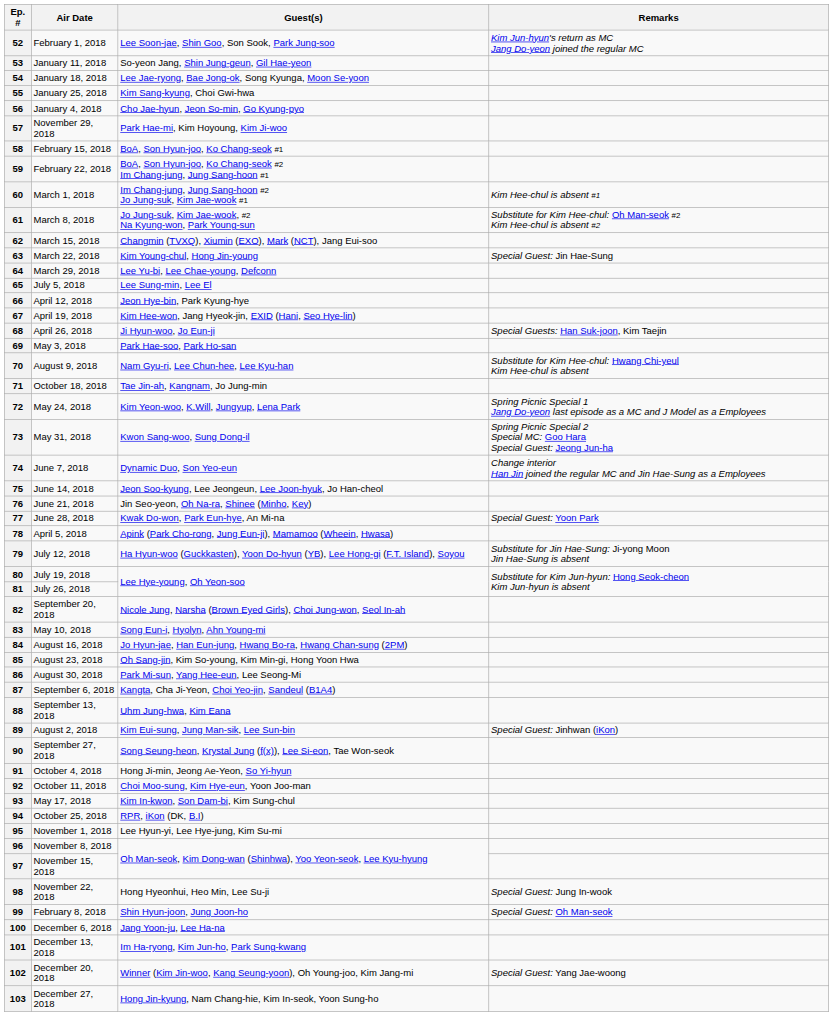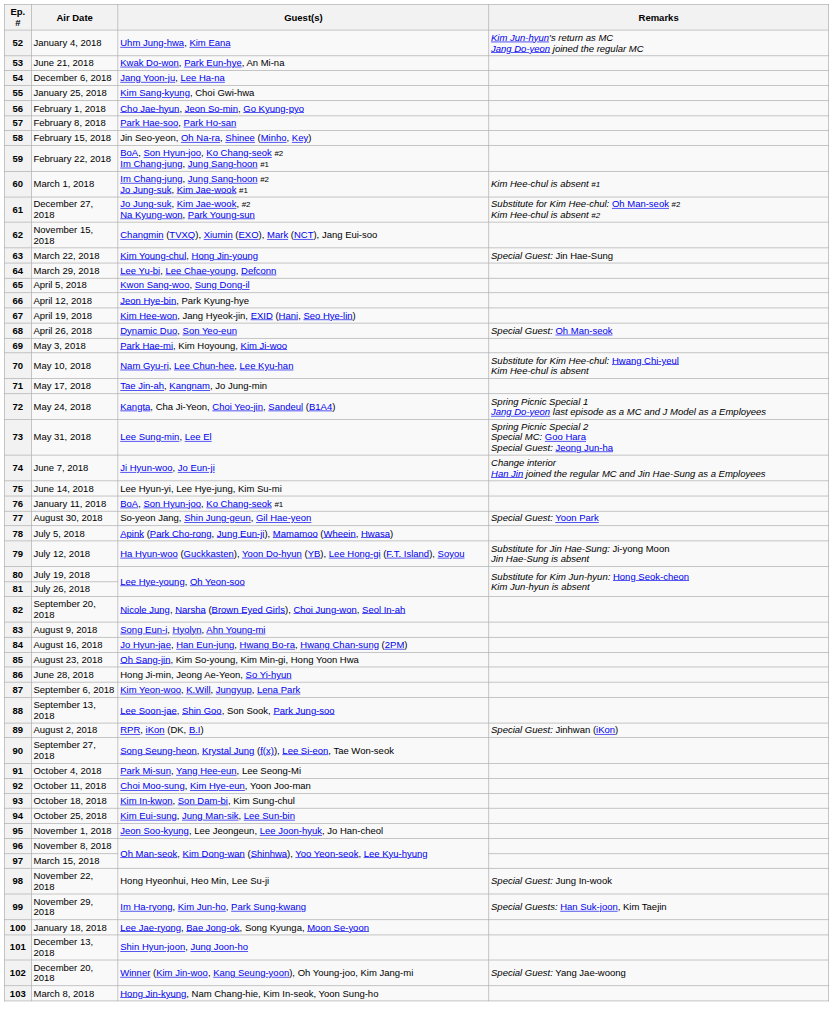(70, 43) February 1, 2018 -> (68, 43) January 4, 2018
(227, 43) Lee Soon-jae, Shin Goo, Son Sook, Park Jung-soo -> (175, 43) Uhm Jung-hwa, Kim Eana
(70, 63) January 11, 2018 -> (64, 63) June 21, 2018
(216, 63) So-yeon Jang, Shin Jung-geun, Gil Hae-yeon -> (202, 63) Kwak Do-won, Park Eun-hye, An Mi-na
(70, 78) January 18, 2018 -> (73, 78) December 6, 2018
(245, 78) Lee Jae-ryong, Bae Jong-ok, Song Kyunga, Moon Se-yoon -> (173, 78) Jang Yoon-ju, Lee Ha-na
(68, 108) January 4, 2018 -> (70, 108) February 1, 2018
(63, 129) November 29, 2018 -> (70, 123) February 8, 2018
(204, 129) Park Hae-mi, Kim Hoyoung, Kim Ji-woo -> (178, 123) Park Hae-soo, Park Ho-san
(202, 149) BoA, Son Hyun-joo, Ko Chang-seok #1 -> (216, 138) Jin Seo-yeon, Oh Na-ra, Shinee (Minho, Key)
(64, 220) March 8, 2018 -> (63, 210) December 27, 2018
(66, 241) March 15, 2018 -> (63, 235) November 15, 2018
(59, 286) July 5, 2018 -> (60, 286) April 5, 2018
(166, 286) Lee Sung-min, Lee El -> (185, 286) Kwon Sang-woo, Sung Dong-il
(168, 331) Ji Hyun-woo, Jo Eun-ji -> (179, 331) Dynamic Duo, Son Yeo-eun
(579, 331) Special Guests: Han Suk-joon, Kim Taejin -> (552, 331) Special Guest: Oh Man-seok
(178, 346) Park Hae-soo, Park Ho-san -> (204, 346) Park Hae-mi, Kim Hoyoung, Kim Ji-woo
(65, 366) August 9, 2018 -> (62, 366) May 10, 2018
(70, 386) October 18, 2018 -> (62, 386) May 17, 2018
(210, 407) Kim Yeon-woo, K.Will, Jungyup, Lena Park -> (228, 407) Kangta, Cha Ji-Yeon, Choi Yeo-jin, Sandeul (B1A4)
(185, 438) Kwon Sang-woo, Sung Dong-il -> (166, 438) Lee Sung-min, Lee El
(179, 468) Dynamic Duo, Son Yeo-eun -> (168, 468) Ji Hyun-woo, Jo Eun-ji
(252, 489) Jeon Soo-kyung, Lee Jeongeun, Lee Joon-hyuk, Jo Han-cheol -> (201, 489) Lee Hyun-yi, Lee Hye-jung, Kim Su-mi
(64, 504) June 21, 2018 -> (70, 504) January 11, 2018
(216, 504) Jin Seo-yeon, Oh Na-ra, Shinee (Minho, Key) -> (202, 504) BoA, Son Hyun-joo, Ko Chang-seok #1
(64, 519) June 28, 2018 -> (68, 519) August 30, 2018
(202, 519) Kwak Do-won, Park Eun-hye, An Mi-na -> (216, 519) So-yeon Jang, Shin Jung-geun, Gil Hae-yeon
(60, 534) April 5, 2018 -> (59, 534) July 5, 2018
(62, 630) May 10, 2018 -> (65, 630) August 9, 2018
(68, 675) August 30, 2018 -> (64, 675) June 28, 2018
(211, 675) Park Mi-sun, Yang Hee-eun, Lee Seong-Mi -> (206, 675) Hong Ji-min, Jeong Ae-Yeon, So Yi-hyun
(228, 690) Kangta, Cha Ji-Yeon, Choi Yeo-jin, Sandeul (B1A4) -> (210, 690) Kim Yeon-woo, K.Will, Jungyup, Lena Park
(175, 710) Uhm Jung-hwa, Kim Eana -> (227, 710) Lee Soon-jae, Shin Goo, Son Sook, Park Jung-soo
(208, 731) Kim Eui-sung, Jung Man-sik, Lee Sun-bin -> (162, 731) RPR, iKon (DK, B.I)
(206, 771) Hong Ji-min, Jeong Ae-Yeon, So Yi-hyun -> (211, 771) Park Mi-sun, Yang Hee-eun, Lee Seong-Mi
(62, 801) May 17, 2018 -> (70, 801) October 18, 2018
(162, 816) RPR, iKon (DK, B.I) -> (208, 816) Kim Eui-sung, Jung Man-sik, Lee Sun-bin
(201, 831) Lee Hyun-yi, Lee Hye-jung, Kim Su-mi -> (252, 831) Jeon Soo-kyung, Lee Jeongeun, Lee Joon-hyuk, Jo Han-cheol
(63, 867) November 15, 2018 -> (66, 861) March 15, 2018
(70, 912) February 8, 2018 -> (63, 907) November 29, 2018
(184, 912) Shin Hyun-joon, Jung Joon-ho -> (213, 907) Im Ha-ryong, Kim Jun-ho, Park Sung-kwang
(552, 912) Special Guest: Oh Man-seok -> (579, 907) Special Guests: Han Suk-joon, Kim Taejin
(73, 927) December 6, 2018 -> (70, 927) January 18, 2018
(173, 927) Jang Yoon-ju, Lee Ha-na -> (245, 927) Lee Jae-ryong, Bae Jong-ok, Song Kyunga, Moon Se-yoon
(213, 948) Im Ha-ryong, Kim Jun-ho, Park Sung-kwang -> (184, 948) Shin Hyun-joon, Jung Joon-ho
(63, 999) December 27, 2018 -> (64, 994) March 8, 2018
